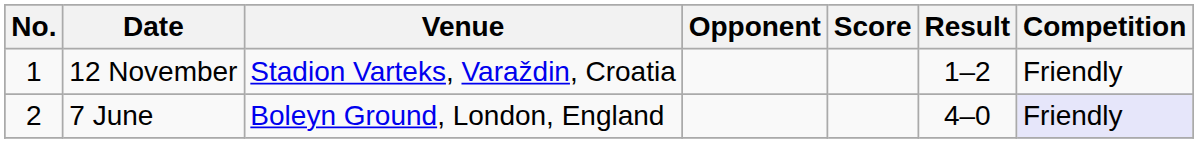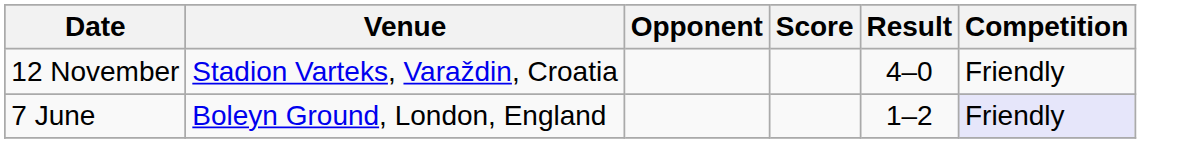- column: (34, 26)
(967, 71) 1–2 -> (909, 71) 4–0
(967, 115) 4–0 -> (909, 115) 1–2
